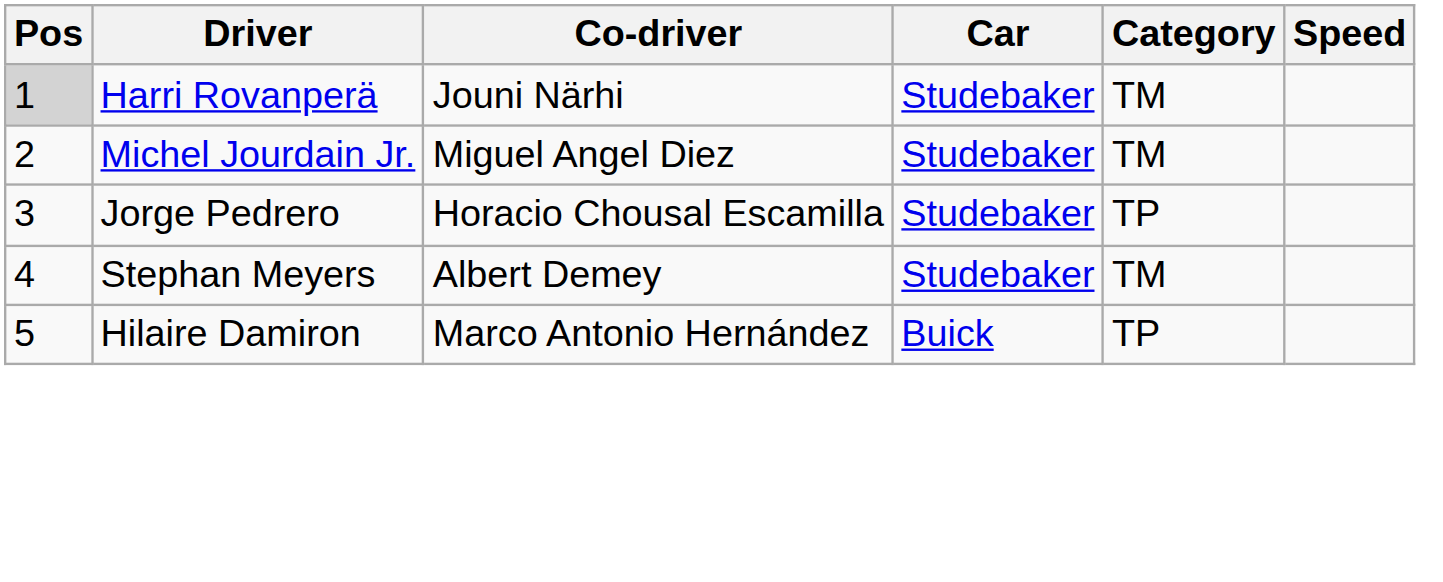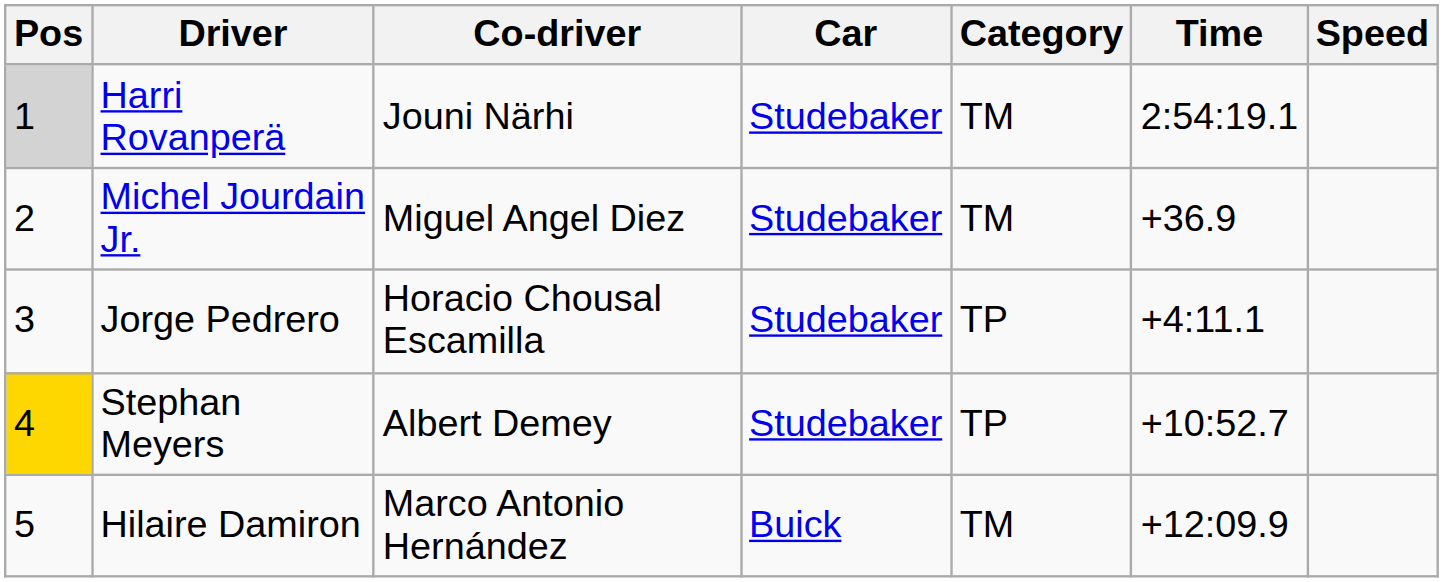+ column: (1219, 34)
(24, 273) no background -> (24, 422) gold background
(1139, 273) TM -> (984, 422) TP
(1136, 333) TP -> (987, 525) TM
